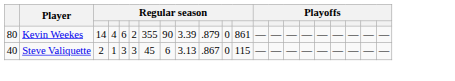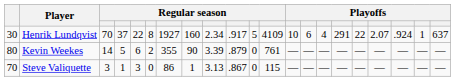+ row: (60, 34)
(114, 34) 4 -> (123, 51) 5
(243, 34) 861 -> (272, 51) 761
(12, 51) 40 -> (12, 67) 70
(101, 51) 2 -> (107, 67) 3
(134, 51) 3 -> (151, 67) 0
(150, 51) 45 -> (169, 67) 86
(168, 51) 6 -> (192, 67) 1
